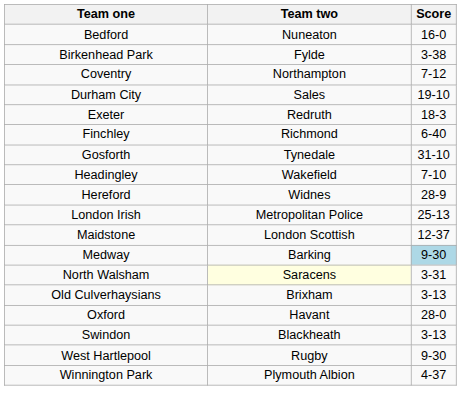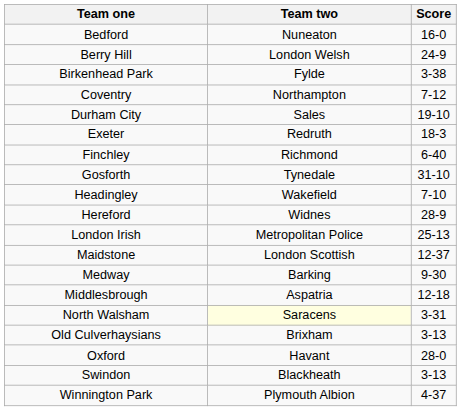+ row: (106, 54)
(434, 255) lightblue background -> (434, 275) no background
+ row: (106, 295)
- row: (106, 355)
